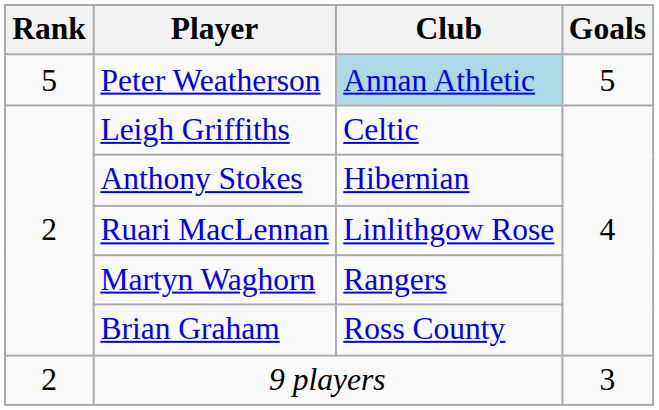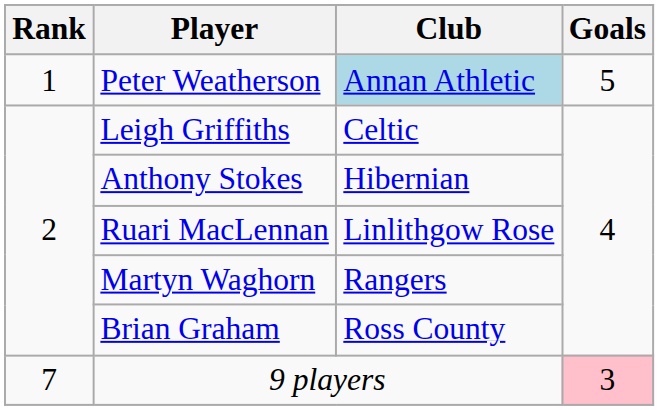(49, 79) 5 -> (49, 79) 1
(49, 379) 2 -> (49, 379) 7
(607, 379) no background -> (607, 379) pink background
